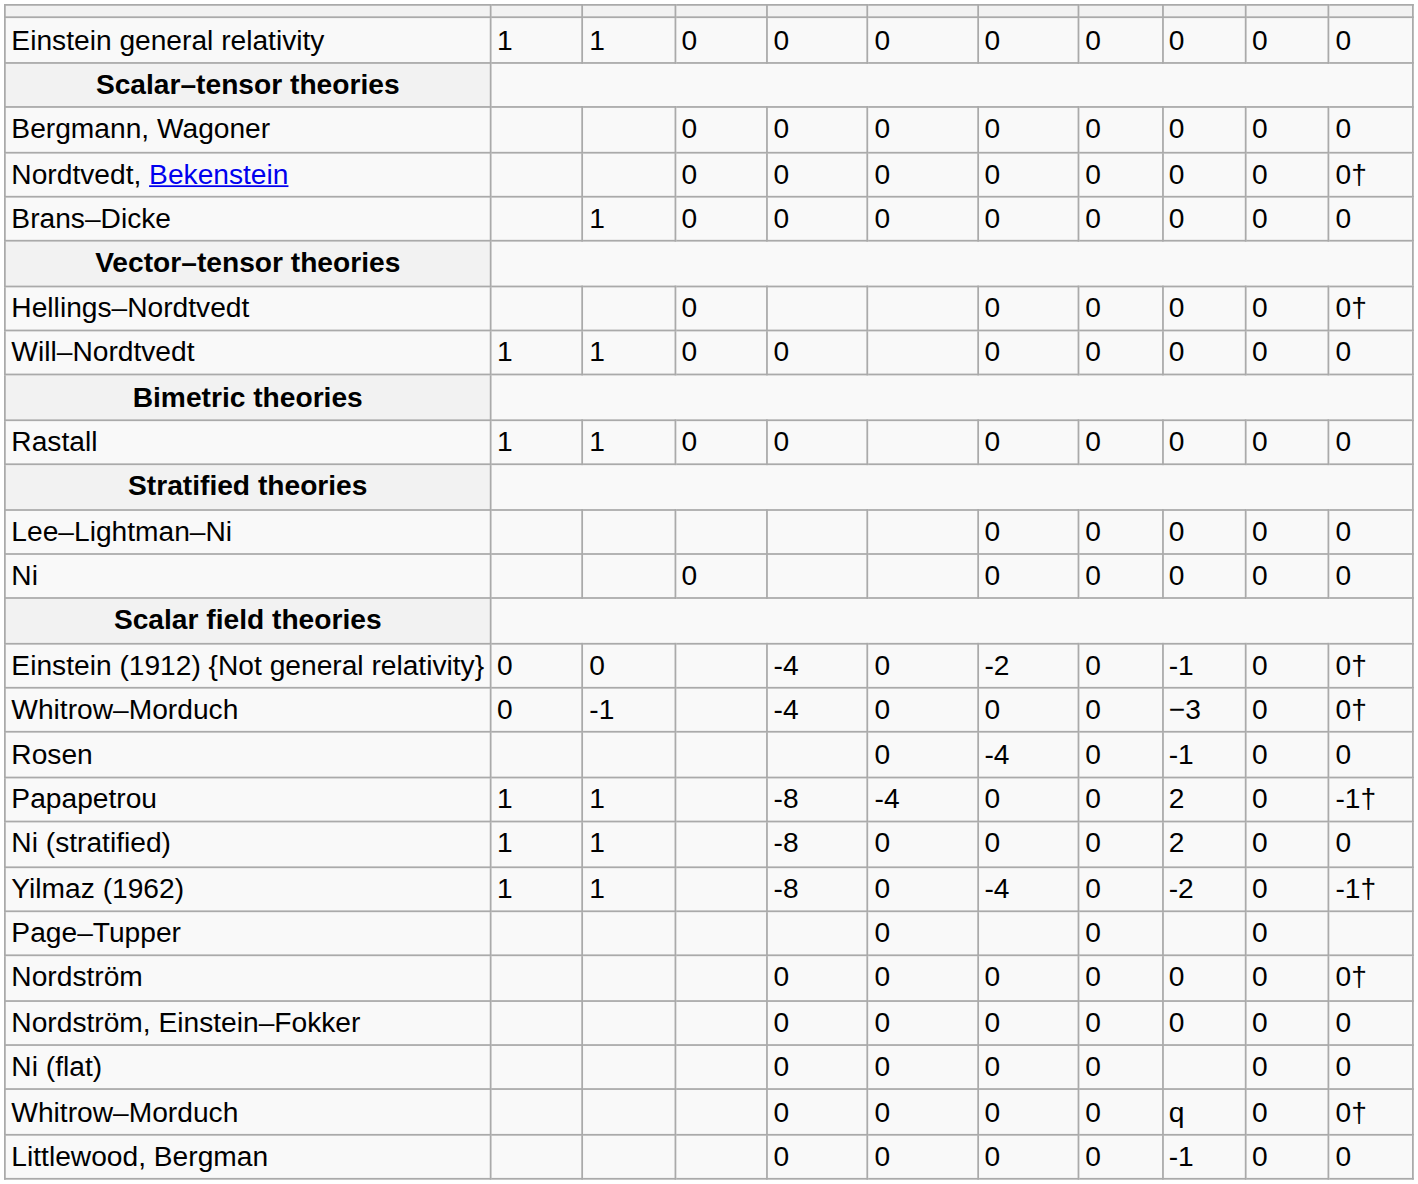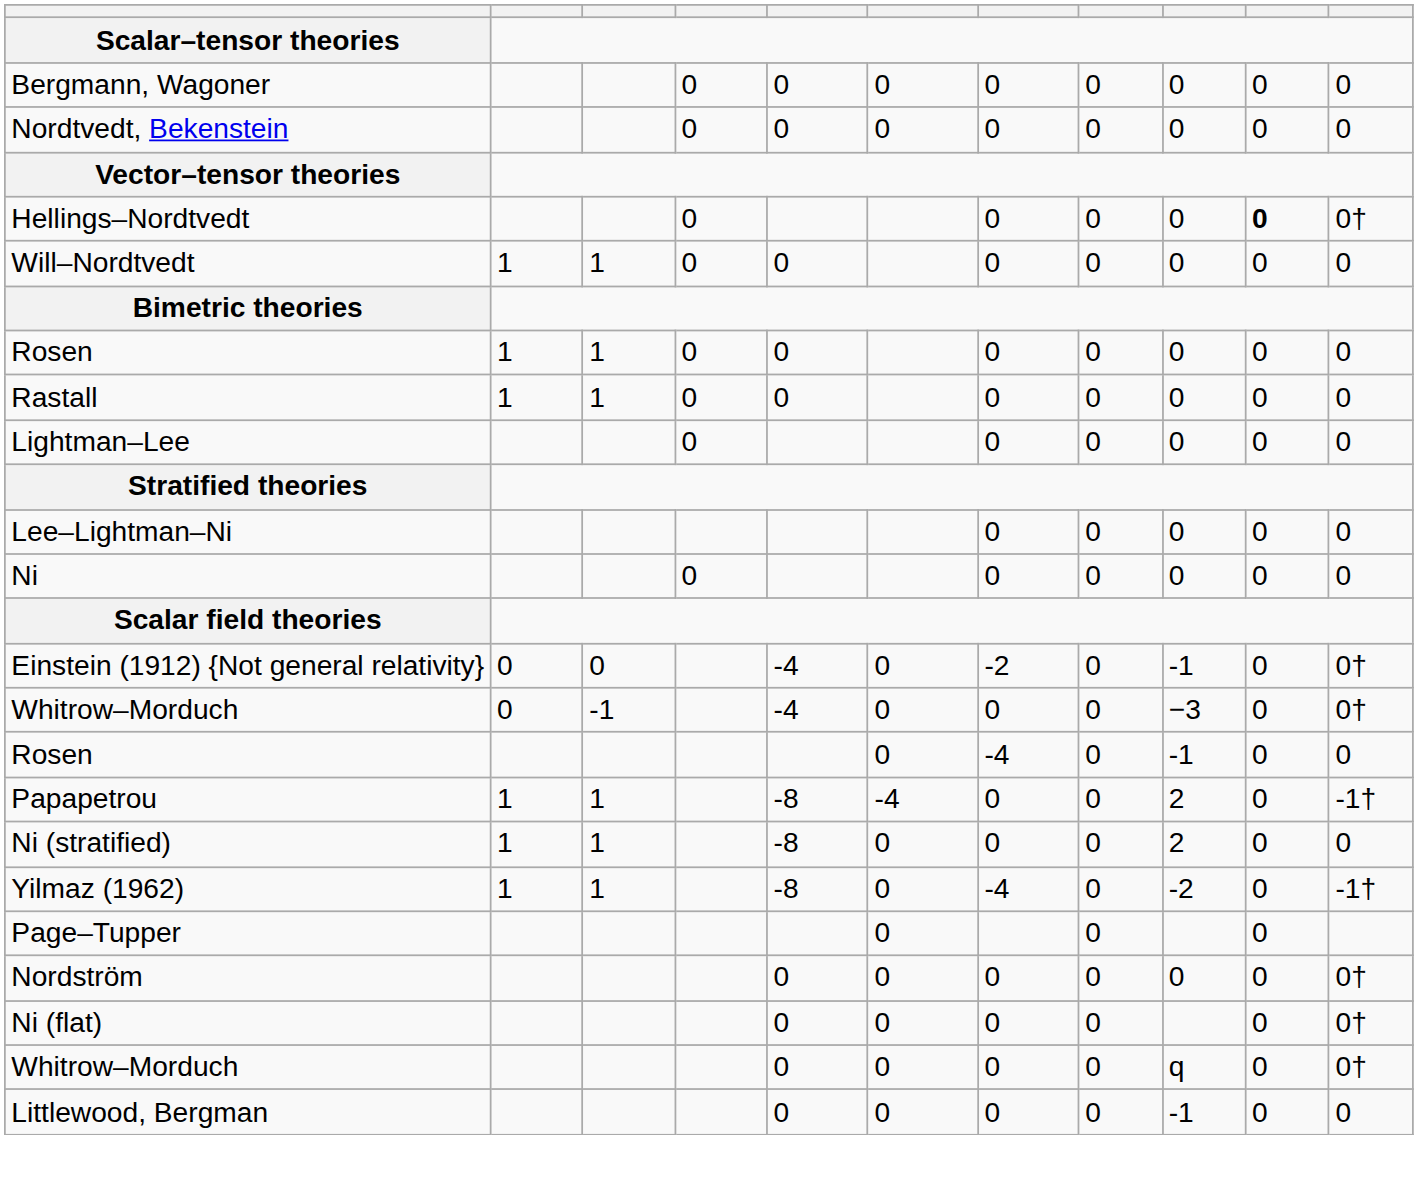- row: (168, 39)
(1351, 173) 0† -> (1343, 129) 0
- row: (91, 218)
(1260, 307) normal -> (1260, 218) bold
+ row: (52, 352)
+ row: (101, 441)
- row: (186, 1022)
(1343, 1066) 0 -> (1351, 1022) 0†
